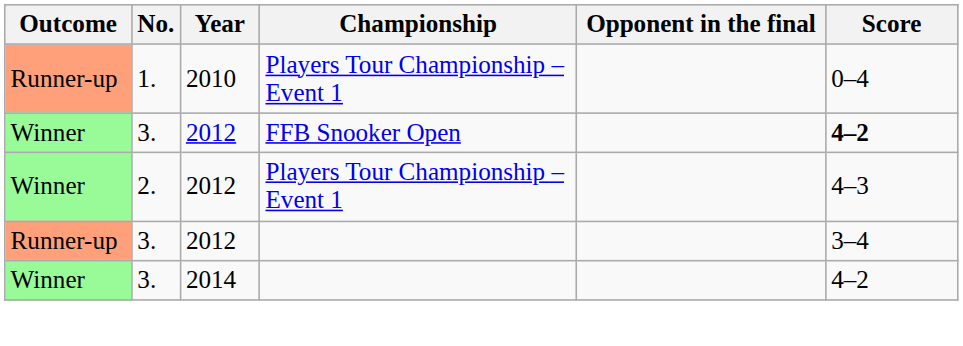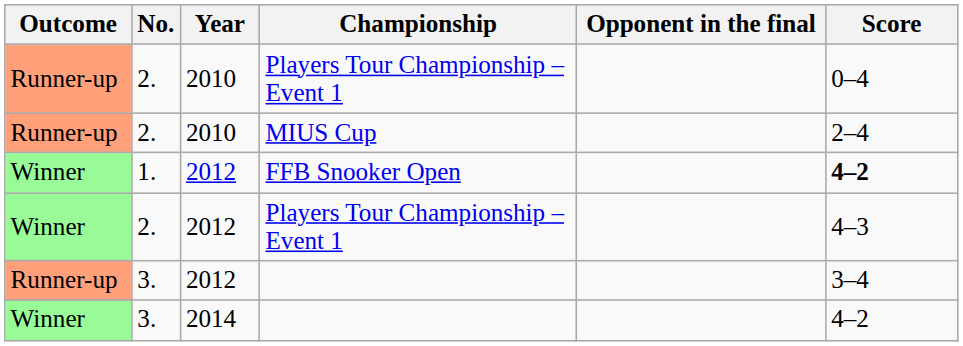(147, 78) 1. -> (147, 78) 2.
+ row: (211, 132)
(147, 132) 3. -> (147, 172) 1.
